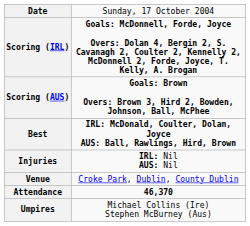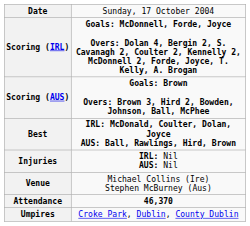(158, 179) Croke Park, Dublin, County Dublin -> (158, 184) Michael Collins (Ire) Stephen McBurney (Aus)
(158, 210) Michael Collins (Ire) Stephen McBurney (Aus) -> (158, 214) Croke Park, Dublin, County Dublin
